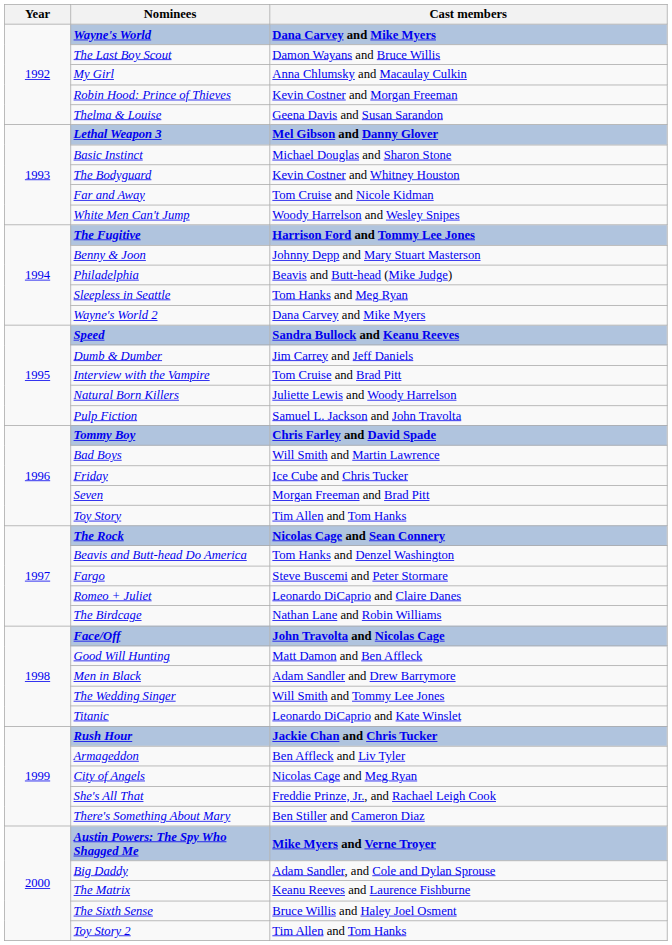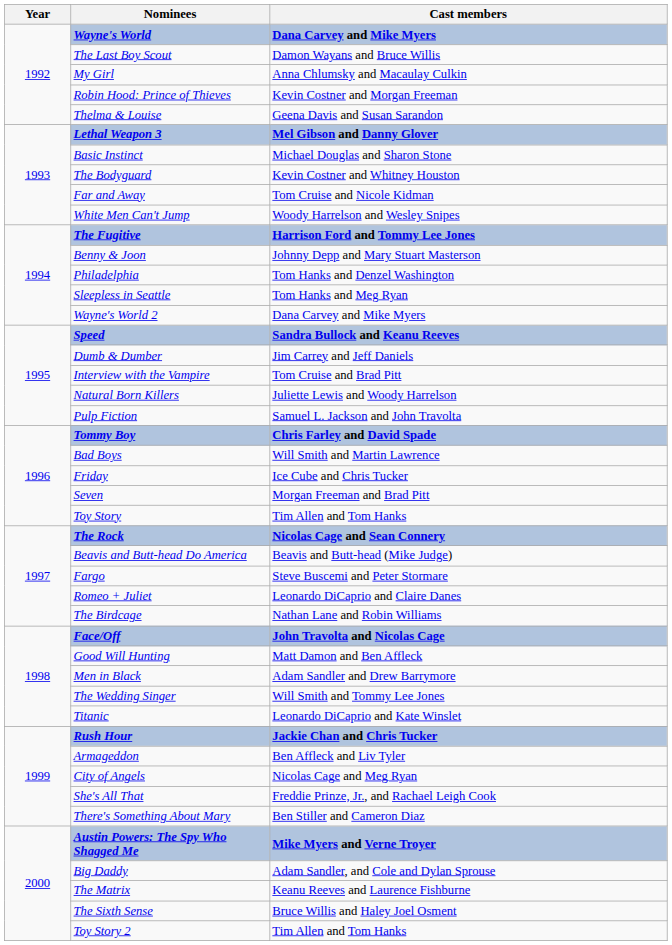(362, 275) Beavis and Butt-head (Mike Judge) -> (363, 275) Tom Hanks and Denzel Washington
(363, 555) Tom Hanks and Denzel Washington -> (362, 555) Beavis and Butt-head (Mike Judge)
